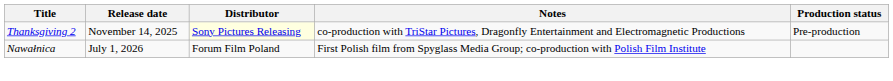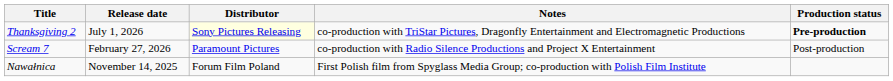(133, 31) November 14, 2025 -> (116, 31) July 1, 2026
(826, 31) normal -> (829, 31) bold
+ row: (28, 48)
(116, 48) July 1, 2026 -> (133, 66) November 14, 2025
